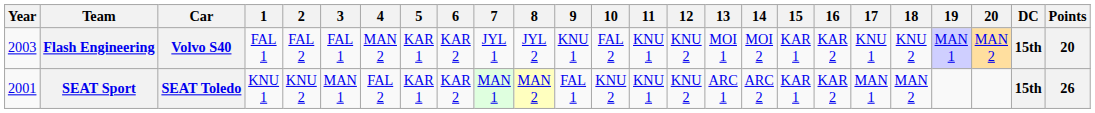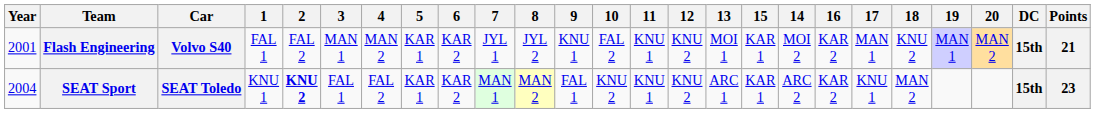columns swapped: (759, 15) <-> (796, 15)
(22, 47) 2003 -> (22, 47) 2001
(340, 47) FAL 1 -> (341, 47) MAN 1
(871, 47) KNU 1 -> (872, 47) MAN 1
(1068, 47) 20 -> (1068, 47) 21
(22, 88) 2001 -> (22, 88) 2004
(301, 88) normal -> (302, 88) bold
(340, 88) MAN 1 -> (341, 88) FAL 1
(871, 88) MAN 1 -> (872, 88) KNU 1
(1068, 88) 26 -> (1068, 88) 23
